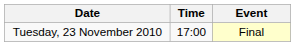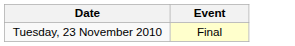- column: (191, 13)
